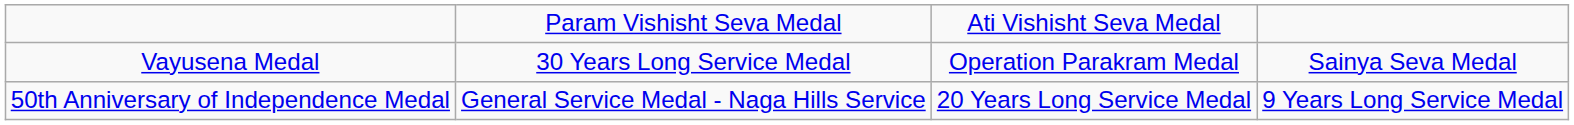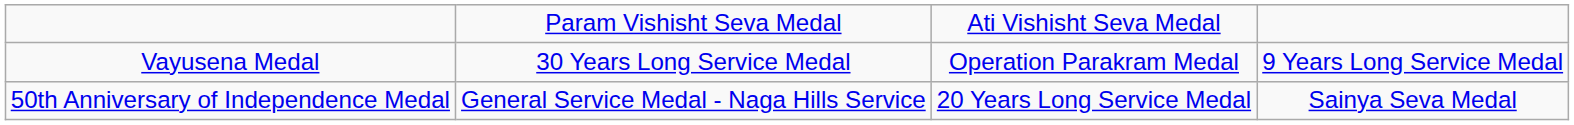(1413, 61) Sainya Seva Medal -> (1413, 61) 9 Years Long Service Medal
(1413, 100) 9 Years Long Service Medal -> (1413, 100) Sainya Seva Medal
